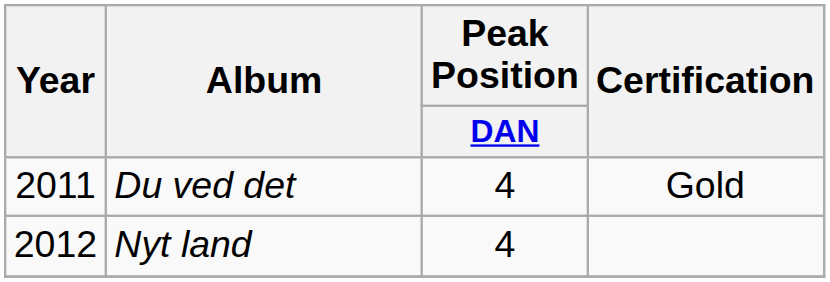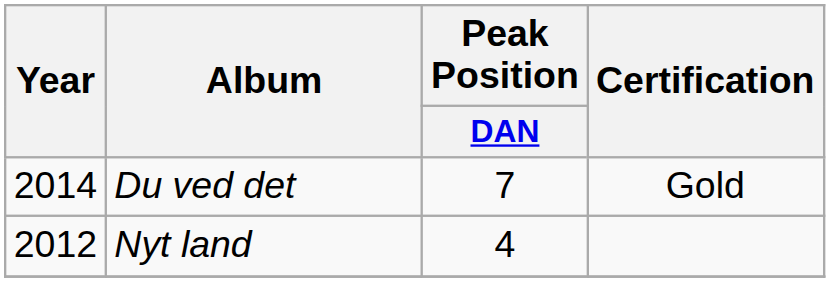(55, 185) 2011 -> (55, 185) 2014
(505, 185) 4 -> (505, 185) 7
